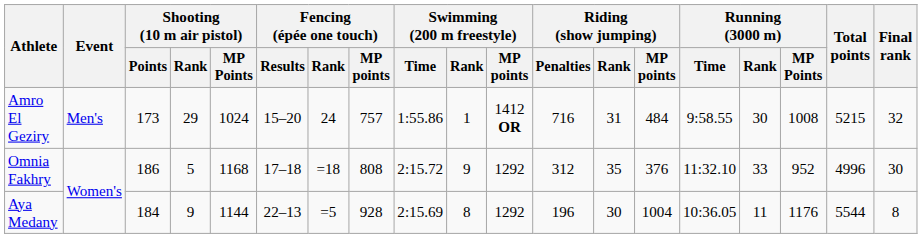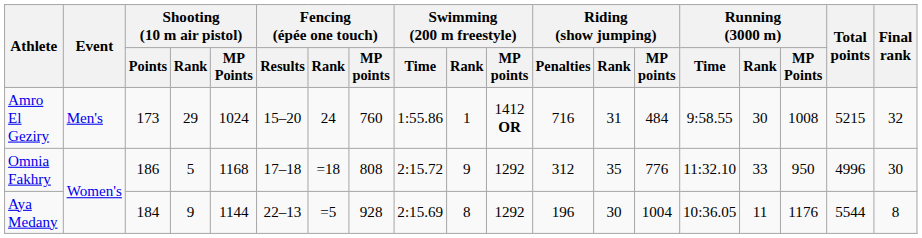(371, 118) 757 -> (371, 118) 760
(657, 170) 376 -> (657, 170) 776
(803, 170) 952 -> (803, 170) 950
